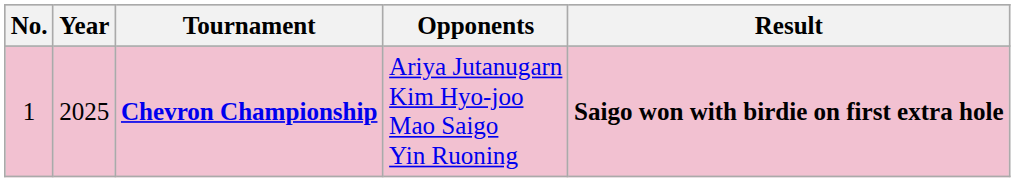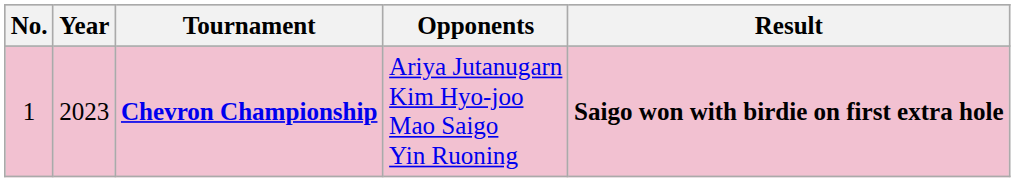(84, 111) 2025 -> (84, 111) 2023
